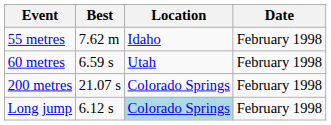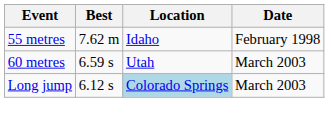(279, 62) February 1998 -> (270, 62) March 2003
- row: (40, 85)
(279, 108) February 1998 -> (270, 85) March 2003
